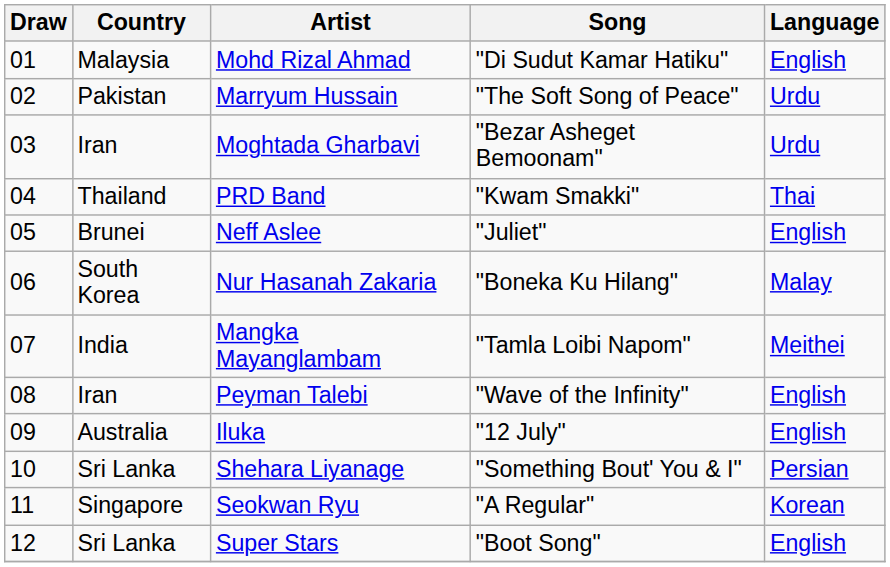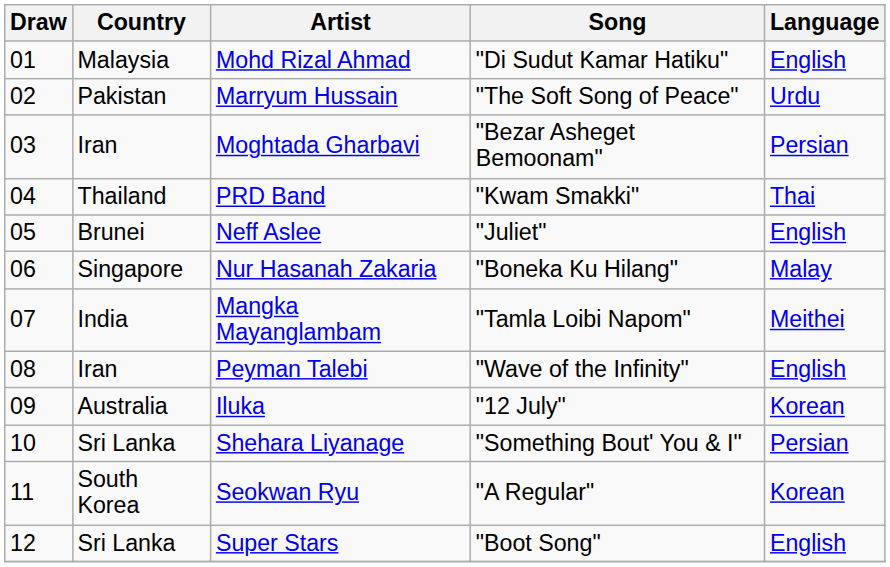(795, 146) Urdu -> (809, 146) Persian
(108, 282) South Korea -> (130, 269) Singapore
(808, 432) English -> (807, 406) Korean
(130, 505) Singapore -> (108, 492) South Korea
